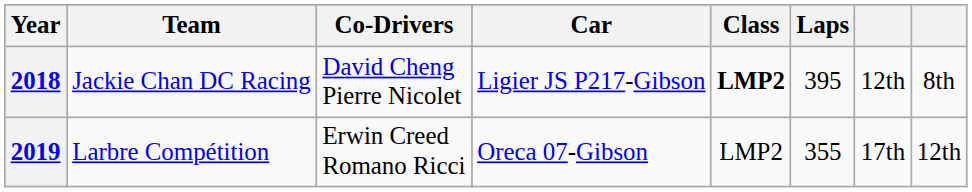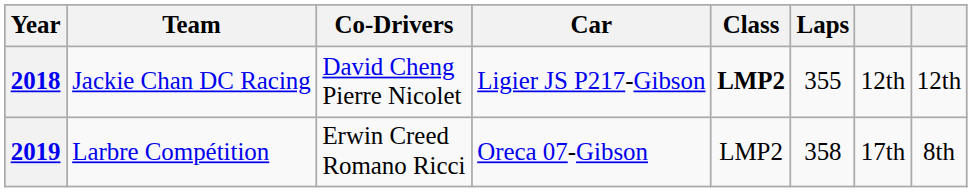(823, 81) 395 -> (823, 81) 355
(939, 81) 8th -> (939, 81) 12th
(823, 151) 355 -> (823, 151) 358
(939, 151) 12th -> (939, 151) 8th
